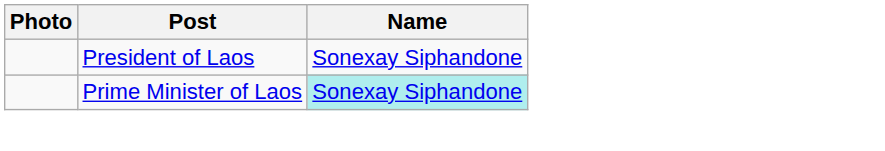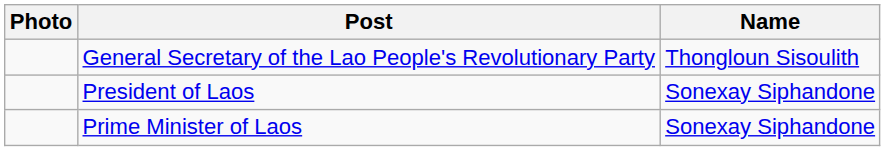+ row: (369, 57)
(417, 92) paleturquoise background -> (770, 127) no background
